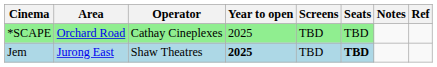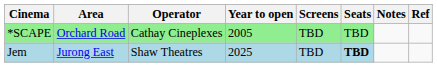(240, 33) 2025 -> (240, 33) 2005
(240, 52) bold -> (240, 52) normal
